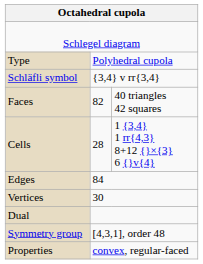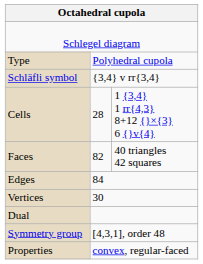rows swapped: (19, 144) <-> (20, 101)
